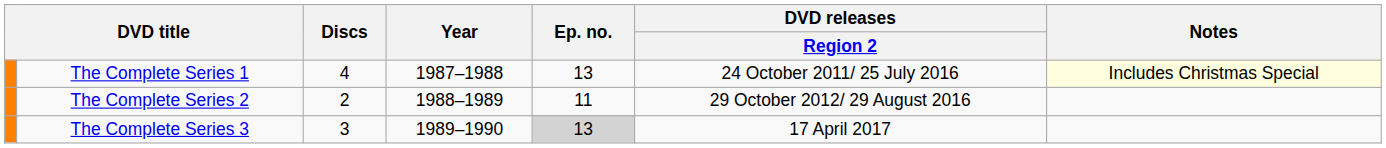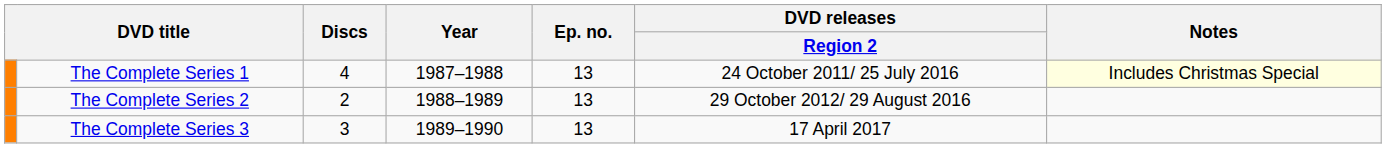(583, 101) 11 -> (583, 101) 13
(583, 128) lightgrey background -> (583, 128) no background
